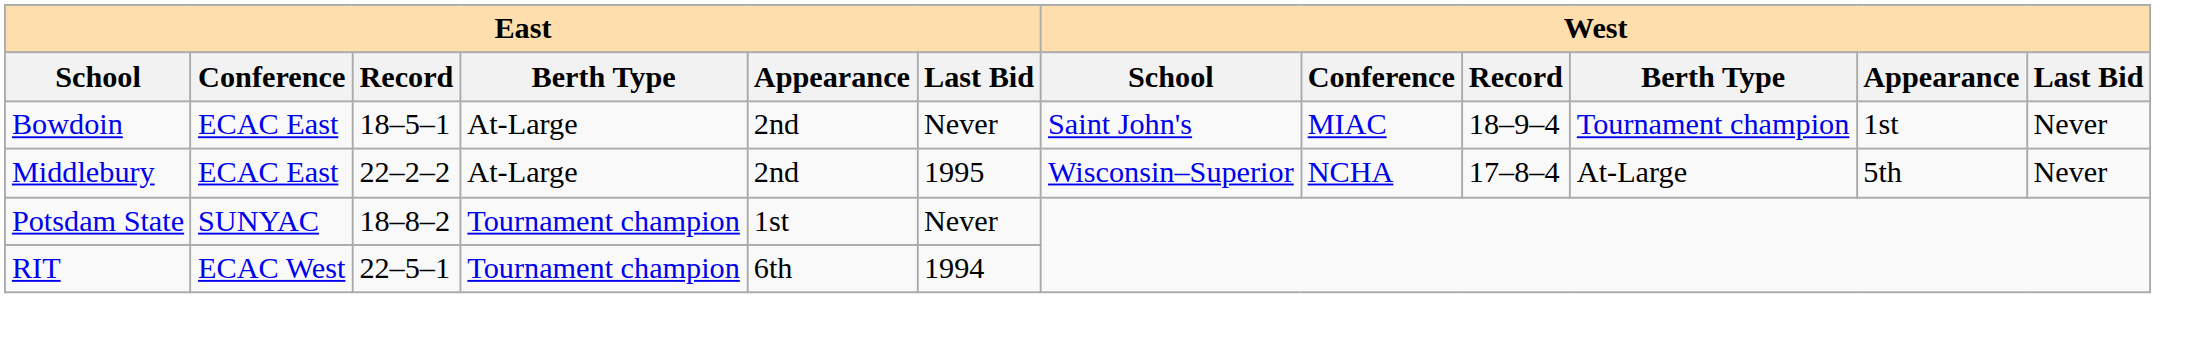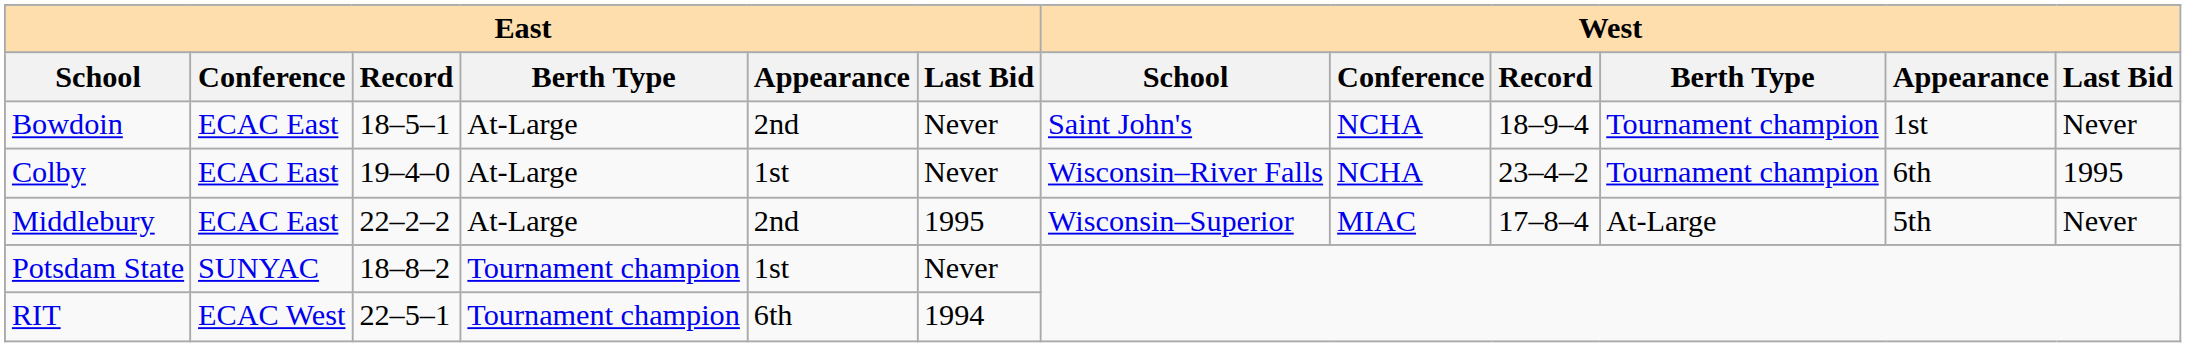(1347, 124) MIAC -> (1380, 124) NCHA
+ row: (49, 172)
(1351, 172) NCHA -> (1377, 220) MIAC
